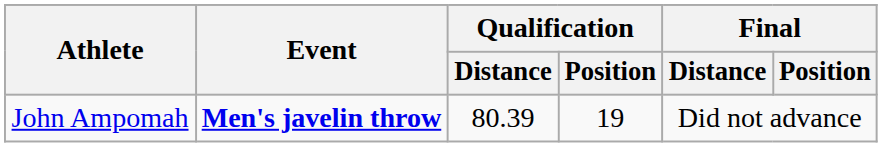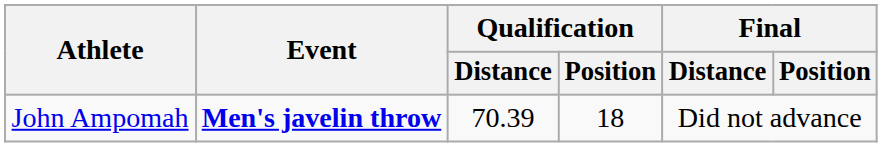(503, 118) 80.39 -> (503, 118) 70.39
(610, 118) 19 -> (610, 118) 18
